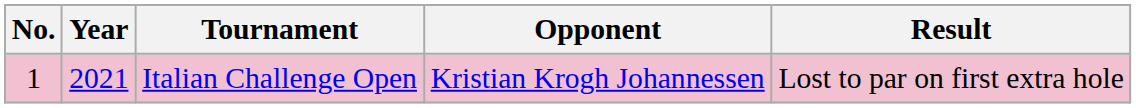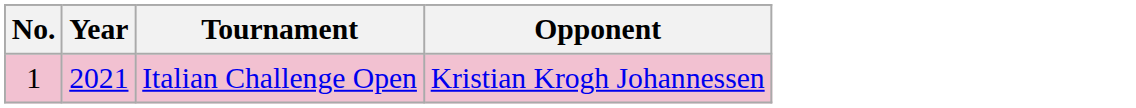- column: (951, 29)
